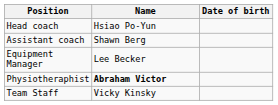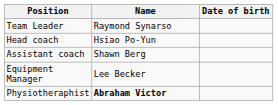+ row: (35, 26)
- row: (32, 94)
